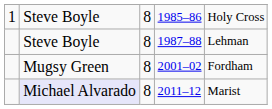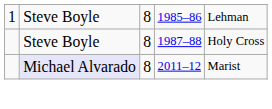(236, 16) Holy Cross -> (228, 16) Lehman
(228, 41) Lehman -> (236, 41) Holy Cross
- row: (180, 66)
